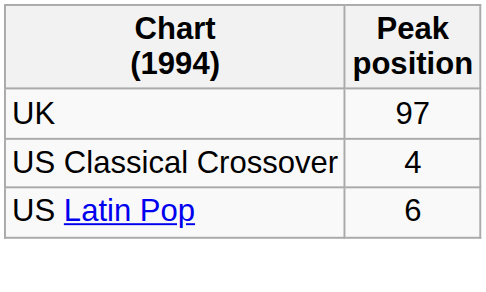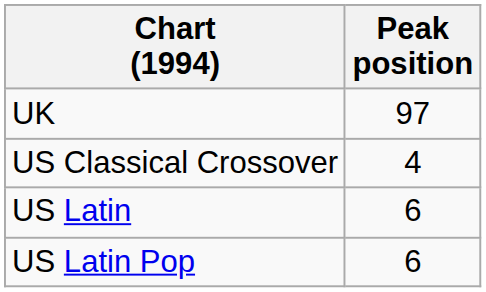+ row: (72, 211)
